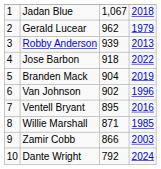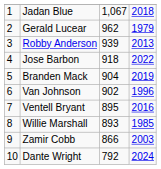(110, 124) 871 -> (110, 124) 893
